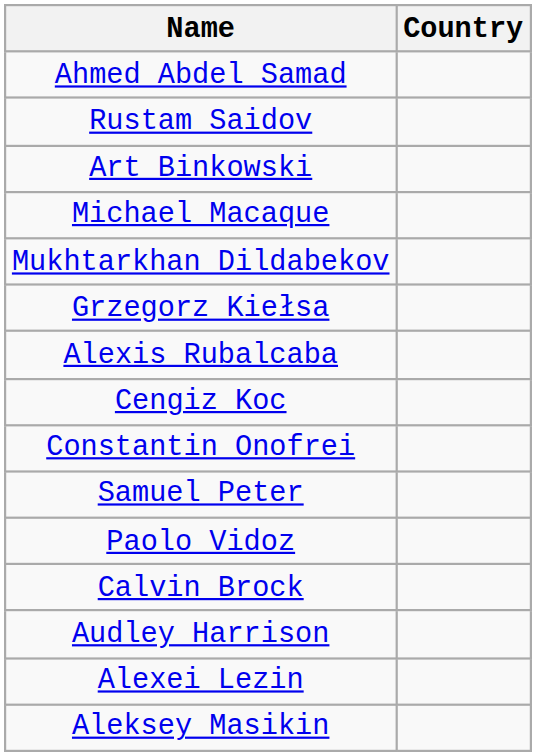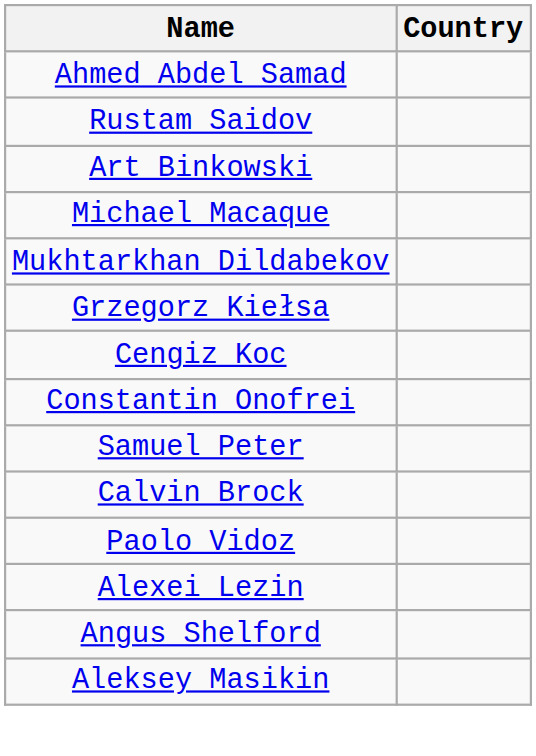- row: (201, 355)
rows swapped: (201, 541) <-> (201, 588)
- row: (201, 634)
+ row: (201, 634)
